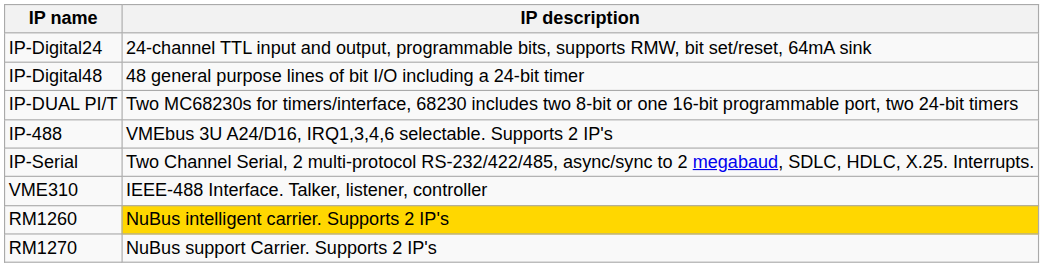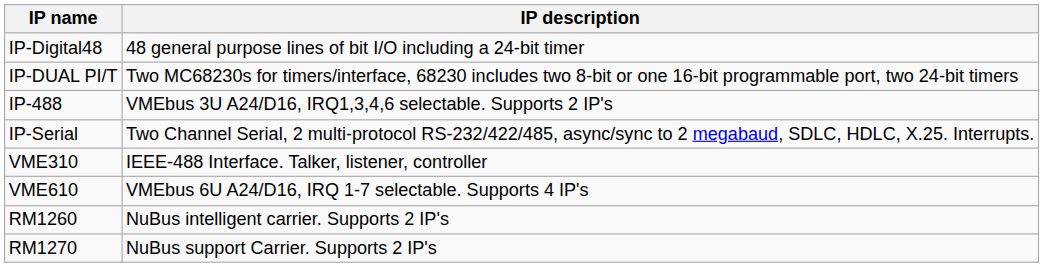- row: (55, 47)
+ row: (43, 190)
(287, 219) gold background -> (287, 219) no background
